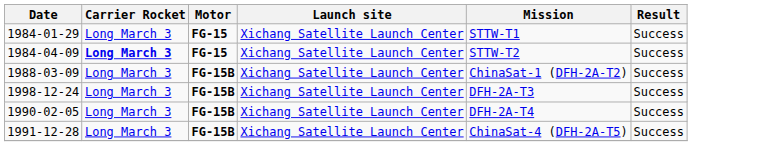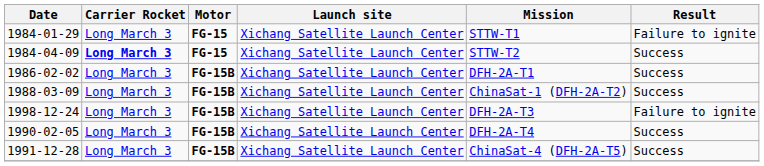(659, 34) Success -> (695, 34) Failure to ignite
+ row: (43, 73)
(659, 92) Success -> (695, 112) Failure to ignite
